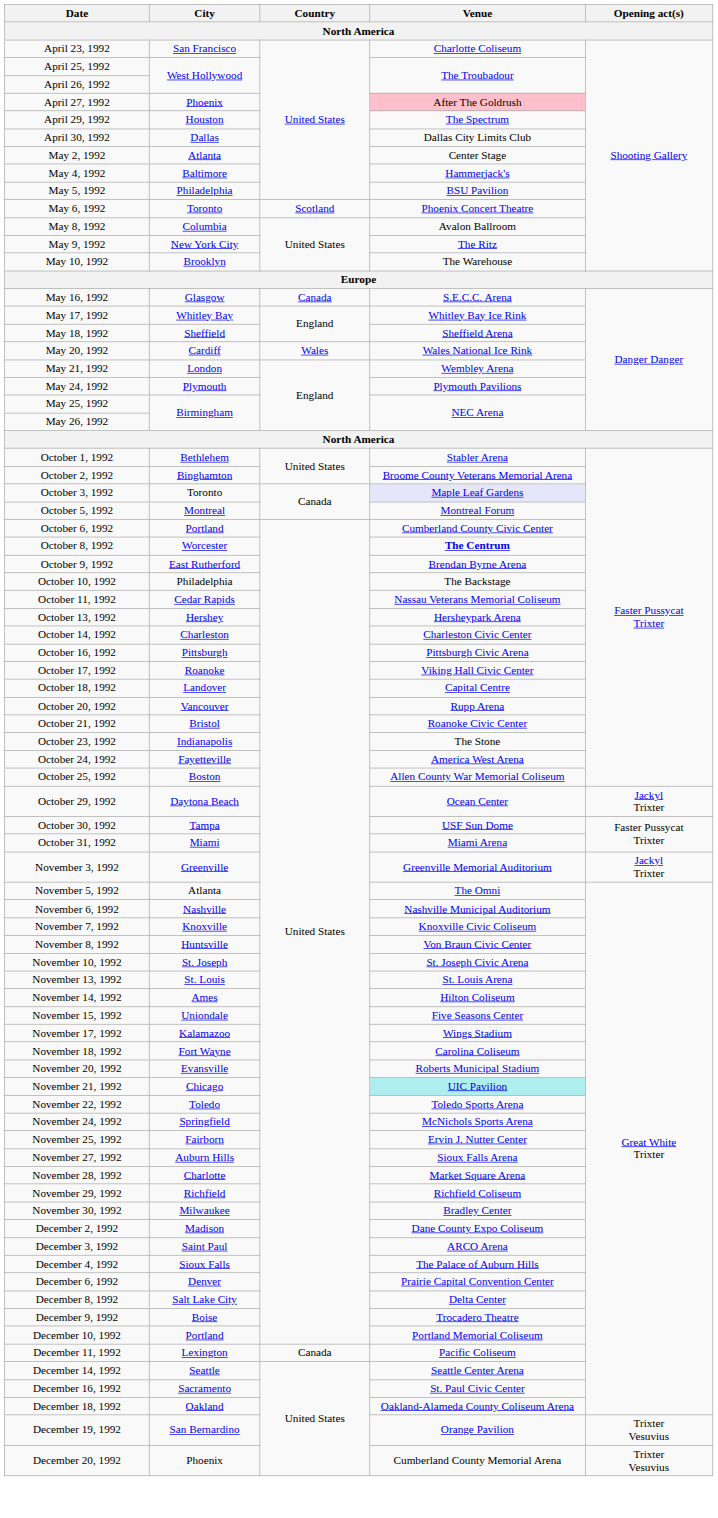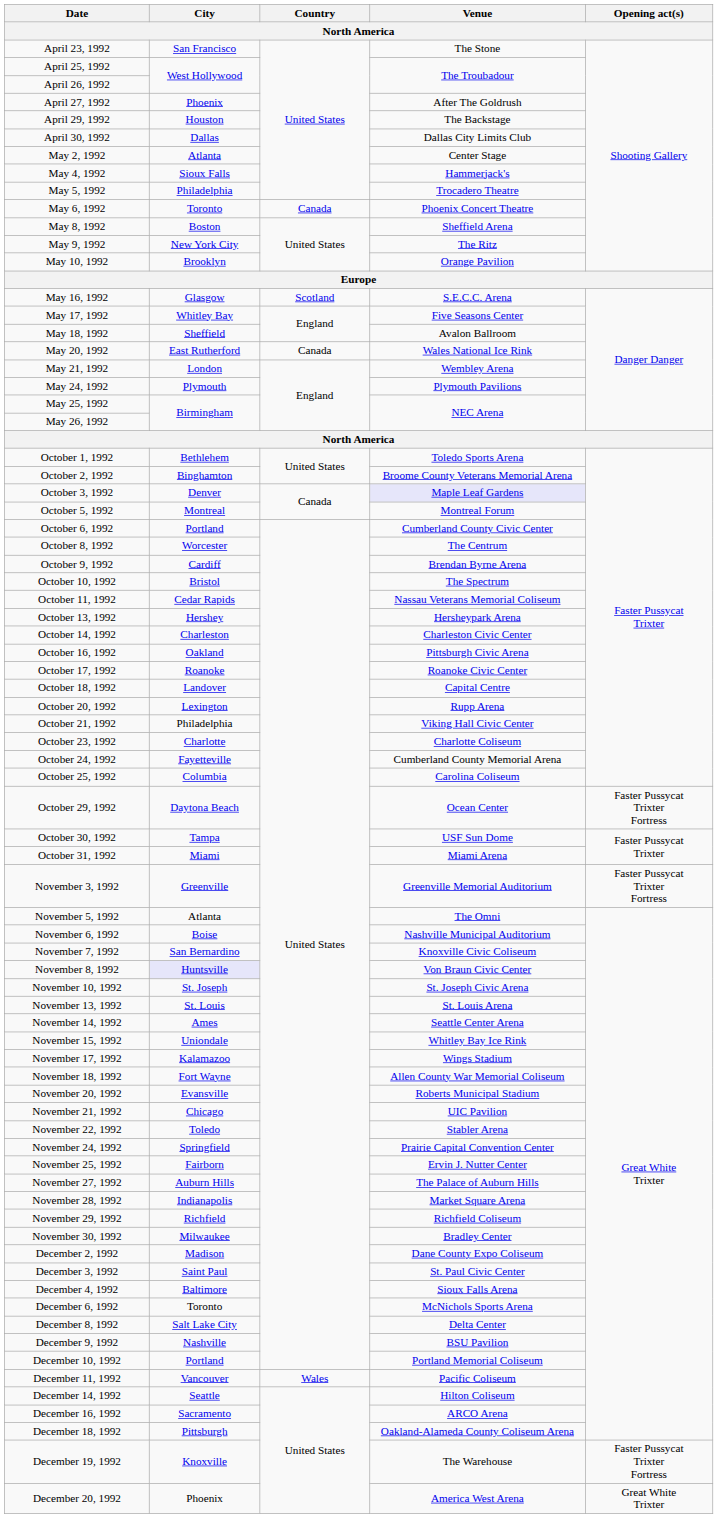(477, 48) Charlotte Coliseum -> (477, 48) The Stone
(477, 102) pink background -> (477, 102) no background
(477, 119) The Spectrum -> (477, 119) The Backstage
(205, 173) Baltimore -> (205, 173) Sioux Falls
(477, 191) BSU Pavilion -> (477, 191) Trocadero Theatre
(315, 208) Scotland -> (315, 208) Canada
(205, 226) Columbia -> (205, 226) Boston
(477, 226) Avalon Ballroom -> (477, 226) Sheffield Arena
(477, 262) The Warehouse -> (477, 262) Orange Pavilion
(315, 297) Canada -> (315, 297) Scotland
(477, 315) Whitley Bay Ice Rink -> (477, 315) Five Seasons Center
(477, 333) Sheffield Arena -> (477, 333) Avalon Ballroom
(205, 350) Cardiff -> (205, 350) East Rutherford
(315, 350) Wales -> (315, 350) Canada
(477, 457) Stabler Arena -> (477, 457) Toledo Sports Arena
(205, 492) Toronto -> (205, 492) Denver
(477, 546) bold -> (477, 546) normal
(205, 564) East Rutherford -> (205, 564) Cardiff
(205, 581) Philadelphia -> (205, 581) Bristol
(477, 581) The Backstage -> (477, 581) The Spectrum
(205, 652) Pittsburgh -> (205, 652) Oakland
(477, 670) Viking Hall Civic Center -> (477, 670) Roanoke Civic Center
(205, 706) Vancouver -> (205, 706) Lexington
(205, 723) Bristol -> (205, 723) Philadelphia
(477, 723) Roanoke Civic Center -> (477, 723) Viking Hall Civic Center
(205, 741) Indianapolis -> (205, 741) Charlotte
(477, 741) The Stone -> (477, 741) Charlotte Coliseum
(477, 759) America West Arena -> (477, 759) Cumberland County Memorial Arena
(205, 777) Boston -> (205, 777) Columbia
(477, 777) Allen County War Memorial Coliseum -> (477, 777) Carolina Coliseum
(649, 801) Jackyl Trixter -> (649, 807) Faster Pussycat Trixter Fortress
(649, 867) Jackyl Trixter -> (649, 886) Faster Pussycat Trixter Fortress
(205, 908) Nashville -> (205, 934) Boise
(205, 926) Knoxville -> (205, 951) San Bernardino
(205, 944) no background -> (205, 969) lavender background
(477, 997) Hilton Coliseum -> (477, 1022) Seattle Center Arena
(477, 1015) Five Seasons Center -> (477, 1040) Whitley Bay Ice Rink
(477, 1051) Carolina Coliseum -> (477, 1076) Allen County War Memorial Coliseum
(477, 1086) paleturquoise background -> (477, 1111) no background
(477, 1104) Toledo Sports Arena -> (477, 1129) Stabler Arena
(477, 1122) McNichols Sports Arena -> (477, 1147) Prairie Capital Convention Center
(477, 1157) Sioux Falls Arena -> (477, 1182) The Palace of Auburn Hills
(205, 1175) Charlotte -> (205, 1200) Indianapolis
(477, 1246) ARCO Arena -> (477, 1271) St. Paul Civic Center
(205, 1264) Sioux Falls -> (205, 1289) Baltimore
(477, 1264) The Palace of Auburn Hills -> (477, 1289) Sioux Falls Arena
(205, 1281) Denver -> (205, 1307) Toronto
(477, 1281) Prairie Capital Convention Center -> (477, 1307) McNichols Sports Arena
(205, 1317) Boise -> (205, 1342) Nashville
(477, 1317) Trocadero Theatre -> (477, 1342) BSU Pavilion
(205, 1353) Lexington -> (205, 1378) Vancouver
(315, 1353) Canada -> (315, 1378) Wales
(477, 1370) Seattle Center Arena -> (477, 1395) Hilton Coliseum
(477, 1388) St. Paul Civic Center -> (477, 1413) ARCO Arena
(205, 1406) Oakland -> (205, 1431) Pittsburgh
(205, 1430) San Bernardino -> (205, 1461) Knoxville
(477, 1430) Orange Pavilion -> (477, 1461) The Warehouse
(649, 1430) Trixter Vesuvius -> (649, 1461) Faster Pussycat Trixter Fortress
(477, 1460) Cumberland County Memorial Arena -> (477, 1498) America West Arena
(649, 1460) Trixter Vesuvius -> (649, 1498) Great White Trixter
